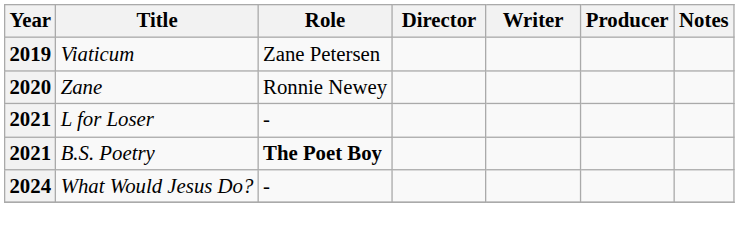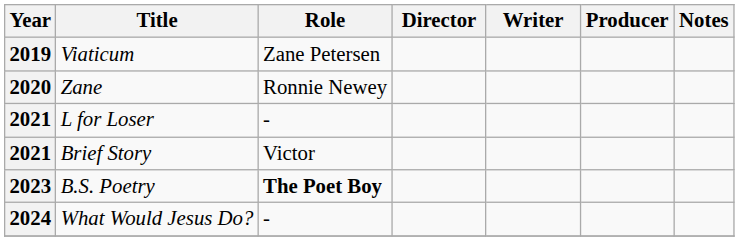+ row: (106, 152)
(30, 152) 2021 -> (30, 185) 2023
